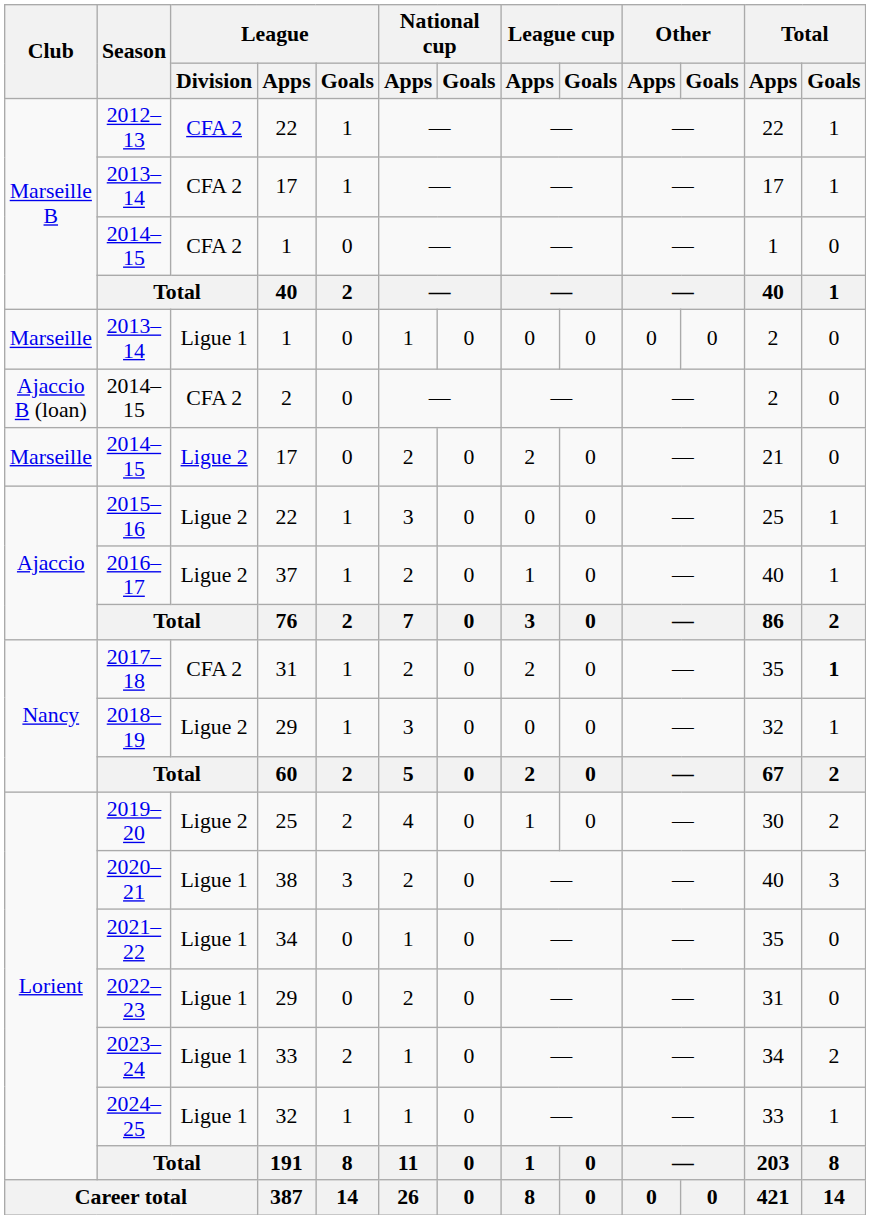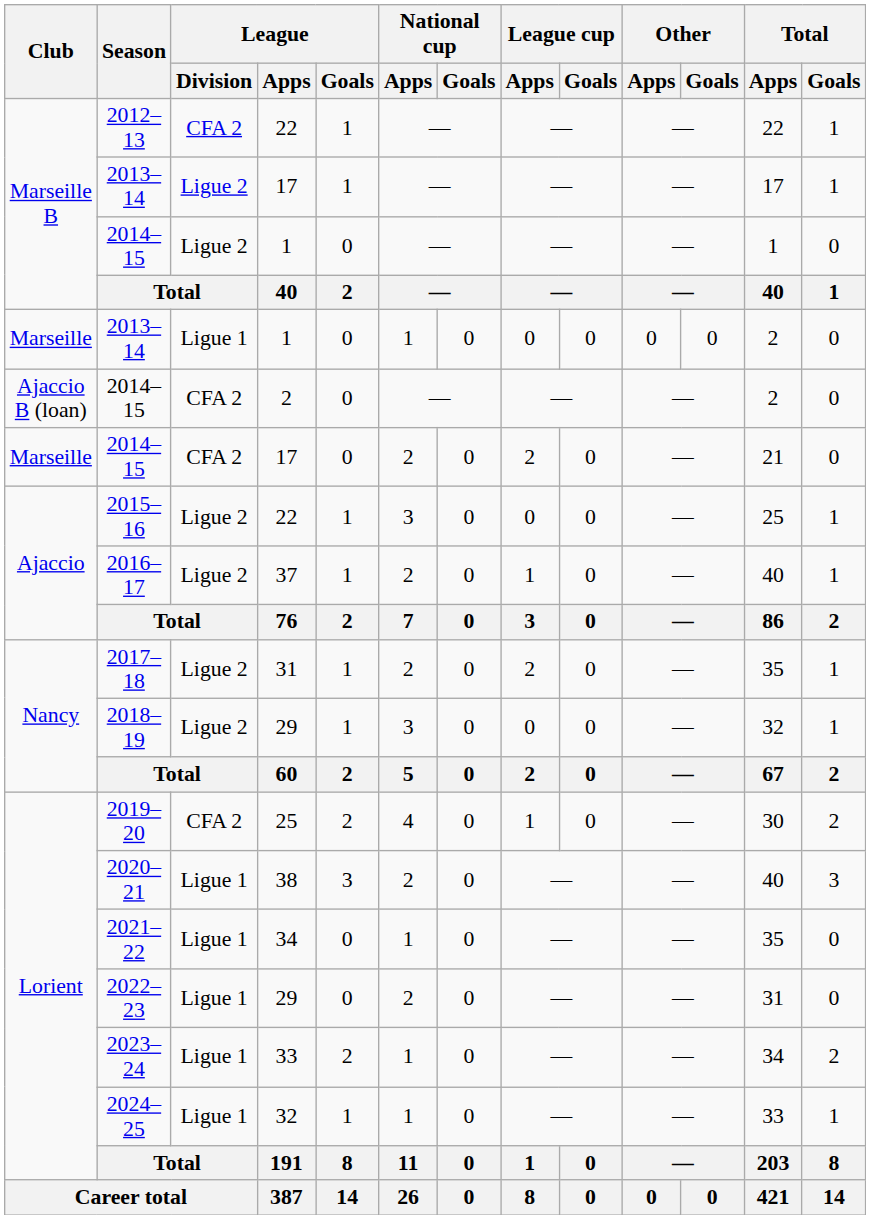(214, 186) CFA 2 -> (214, 186) Ligue 2
(214, 245) CFA 2 -> (214, 245) Ligue 2
(214, 456) Ligue 2 -> (214, 456) CFA 2
(214, 668) CFA 2 -> (214, 668) Ligue 2
(834, 668) bold -> (834, 668) normal
(214, 820) Ligue 2 -> (214, 820) CFA 2
